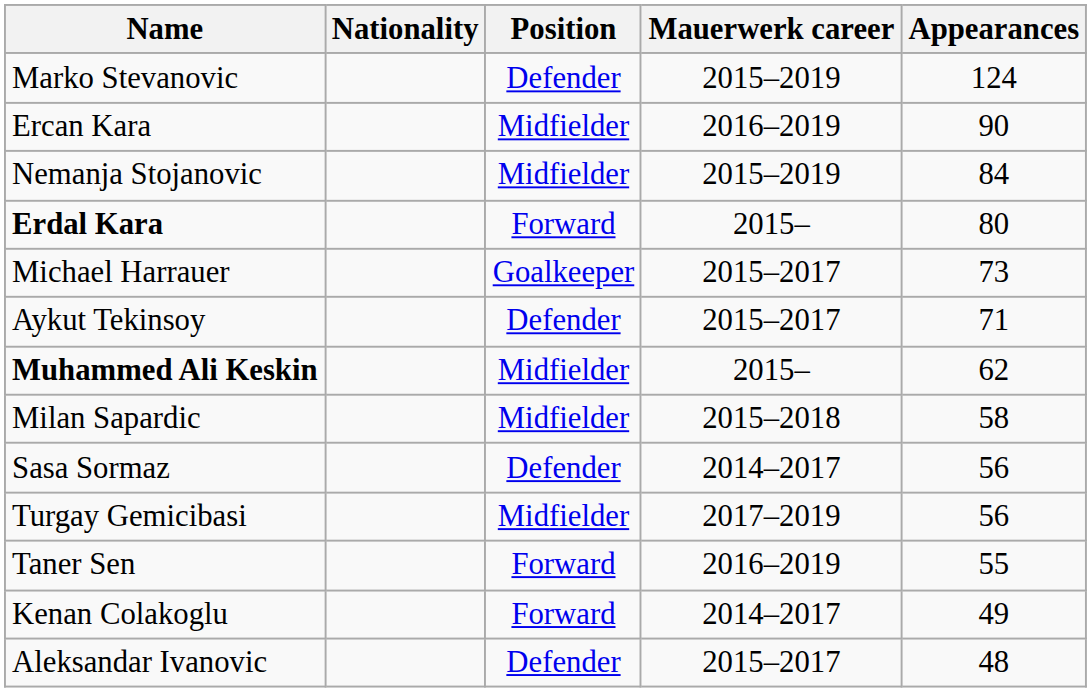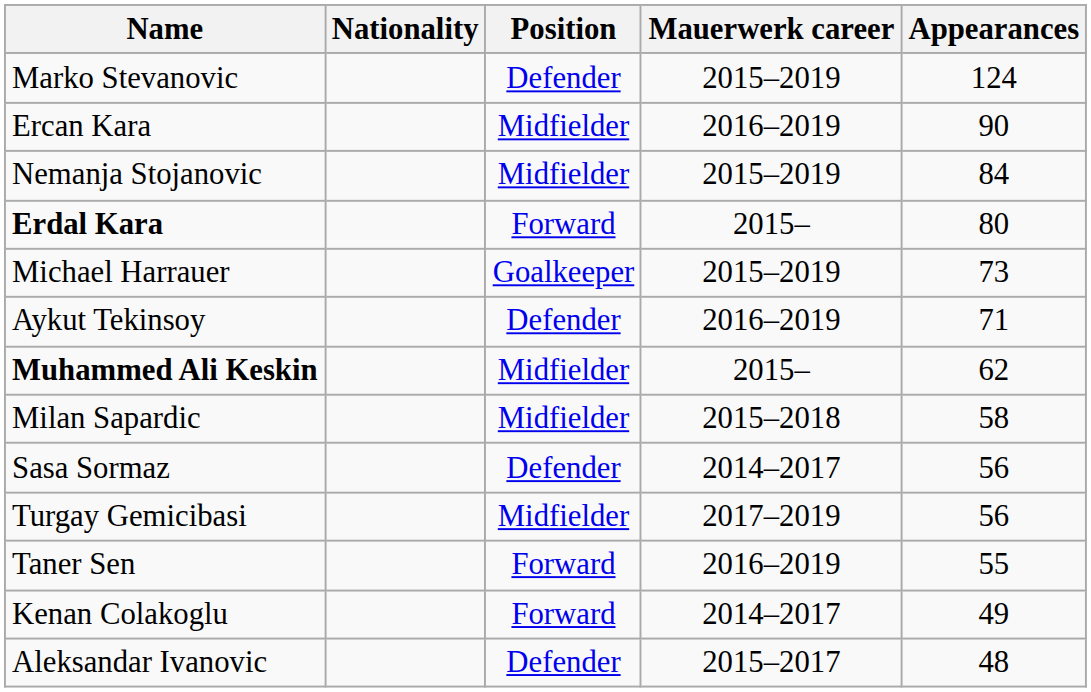(771, 272) 2015–2017 -> (771, 272) 2015–2019
(771, 321) 2015–2017 -> (771, 321) 2016–2019
